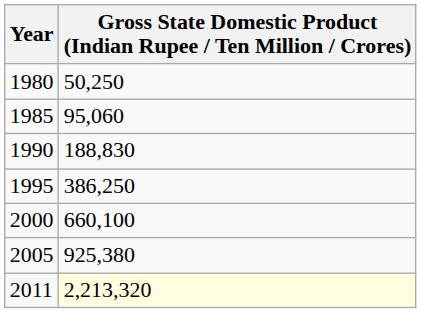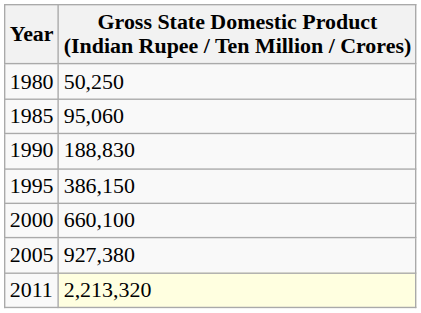(99, 185) 386,250 -> (99, 185) 386,150
(99, 255) 925,380 -> (99, 255) 927,380
